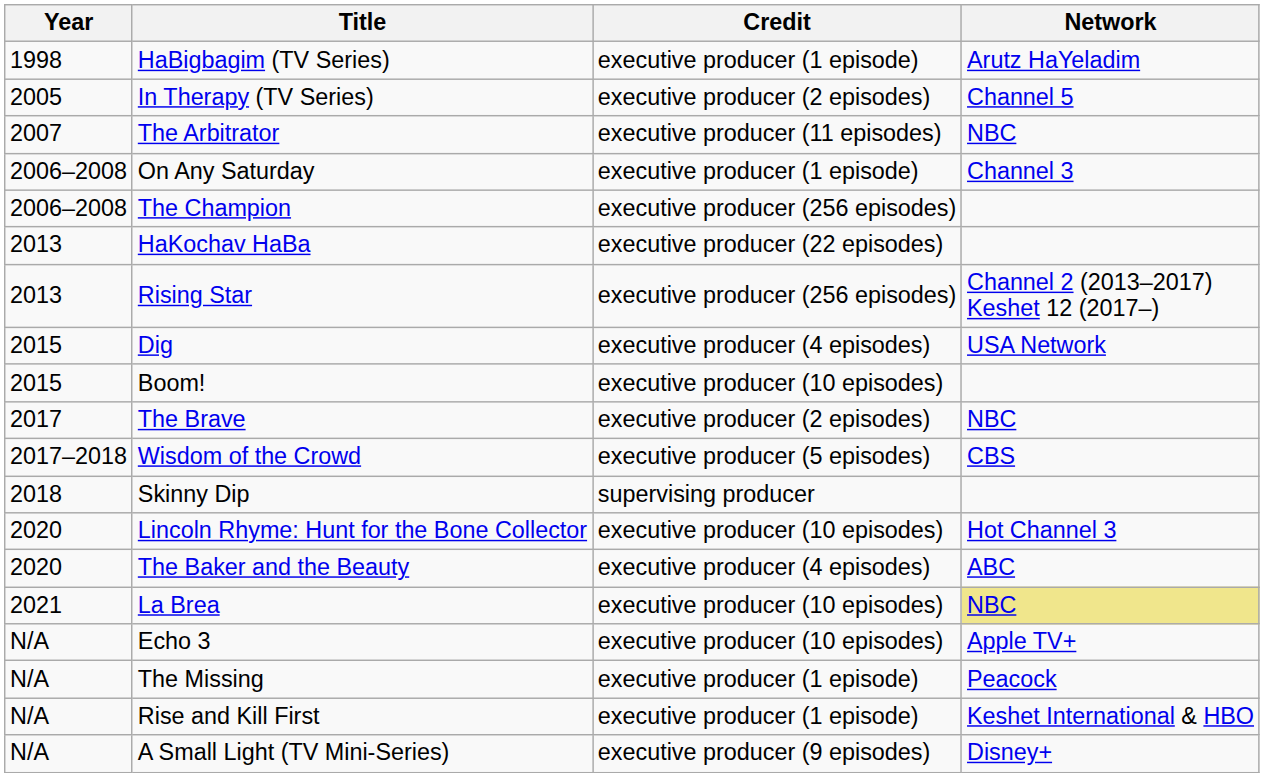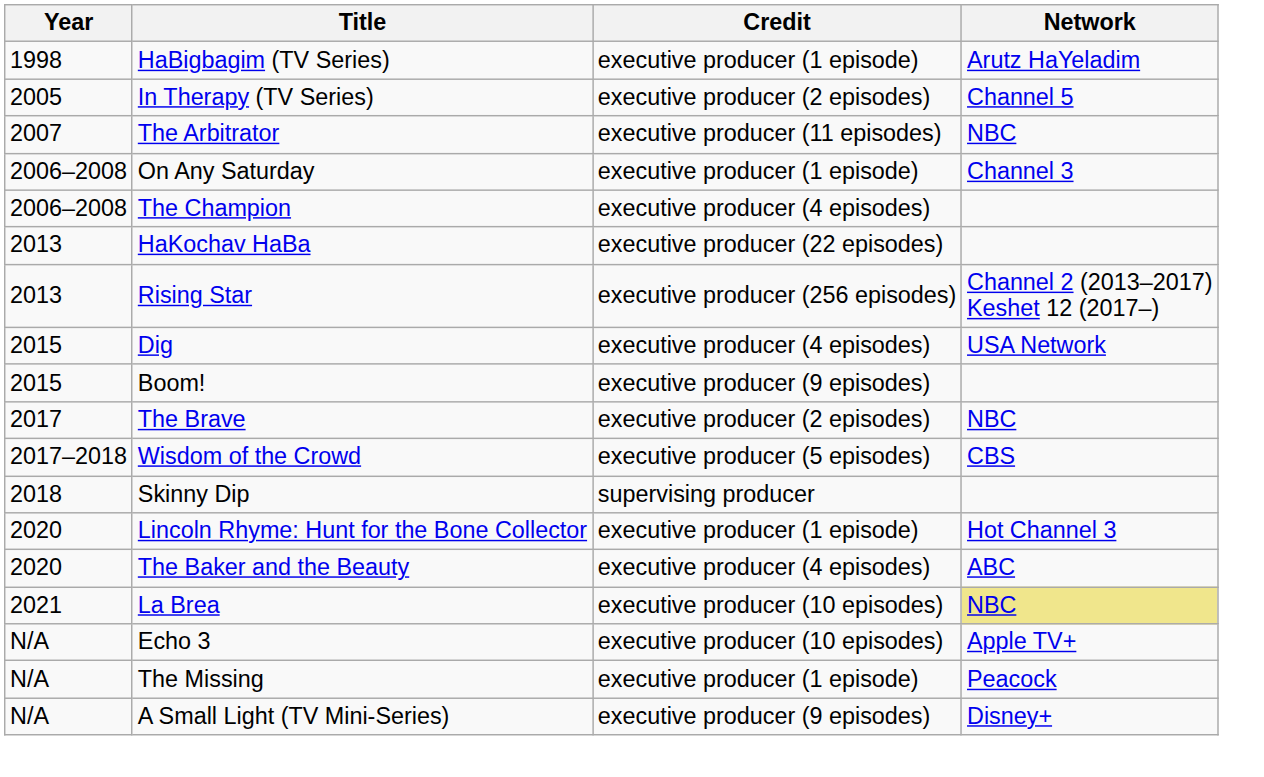(777, 208) executive producer (256 episodes) -> (764, 208) executive producer (4 episodes)
(771, 382) executive producer (10 episodes) -> (764, 382) executive producer (9 episodes)
(771, 530) executive producer (10 episodes) -> (758, 530) executive producer (1 episode)
- row: (229, 716)
